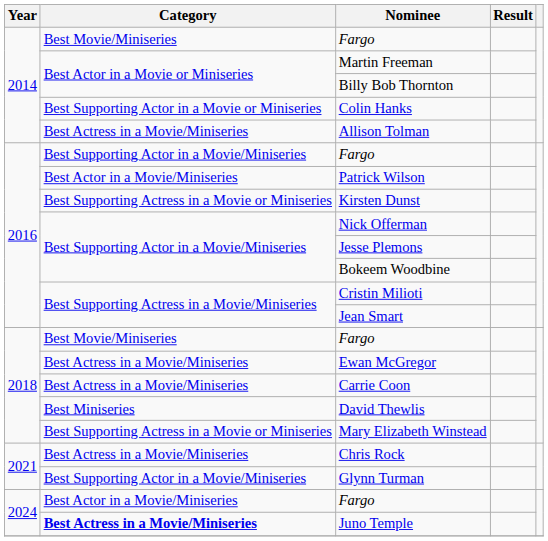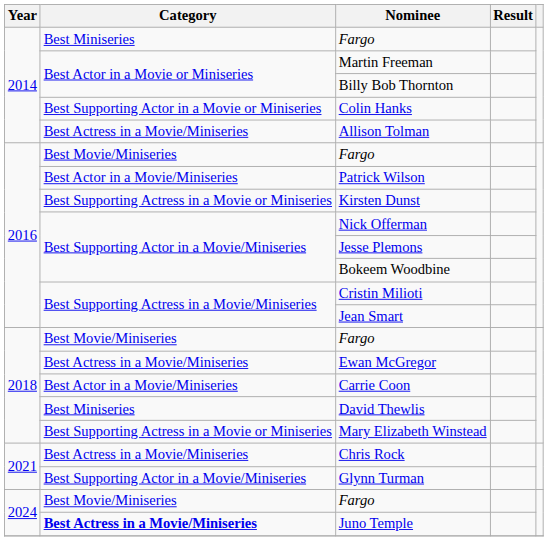(110, 39) Best Movie/Miniseries -> (89, 39) Best Miniseries
(175, 154) Best Supporting Actor in a Movie/Miniseries -> (110, 154) Best Movie/Miniseries
(146, 385) Best Actress in a Movie/Miniseries -> (141, 385) Best Actor in a Movie/Miniseries
(141, 500) Best Actor in a Movie/Miniseries -> (110, 500) Best Movie/Miniseries
